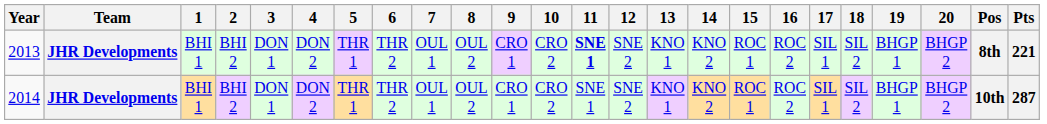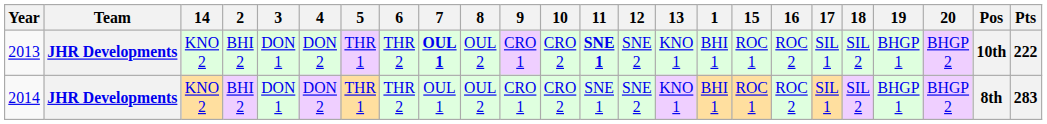columns swapped: (198, 17) <-> (709, 17)
(432, 52) normal -> (440, 52) bold
(990, 52) 8th -> (991, 52) 10th
(1024, 52) 221 -> (1026, 52) 222
(990, 97) 10th -> (991, 97) 8th
(1024, 97) 287 -> (1026, 97) 283
